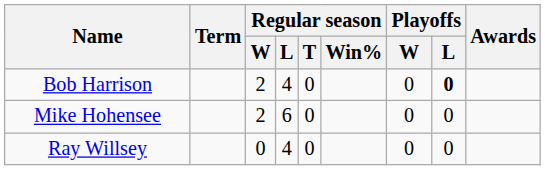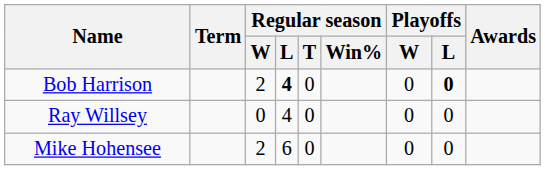(287, 84) normal -> (287, 84) bold
rows swapped: (97, 148) <-> (97, 116)
